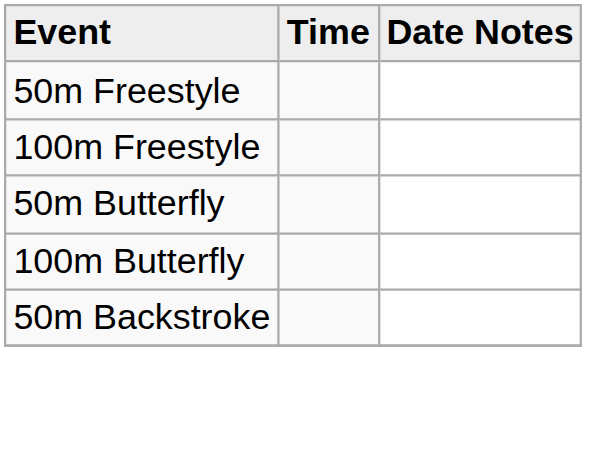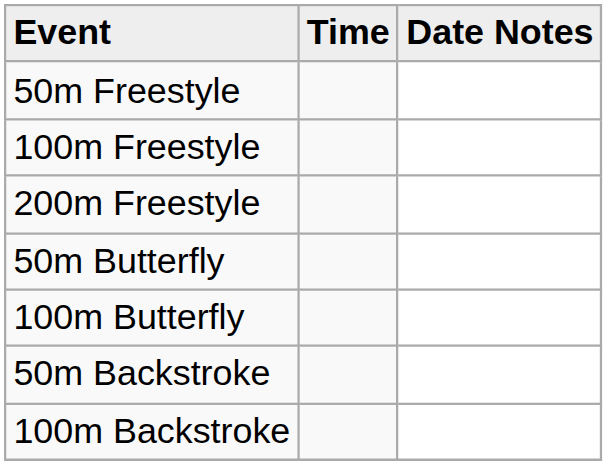+ row: (137, 203)
+ row: (152, 430)
